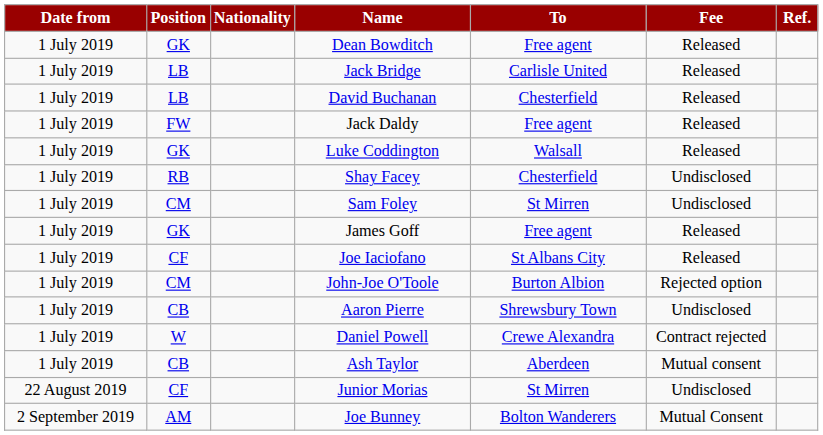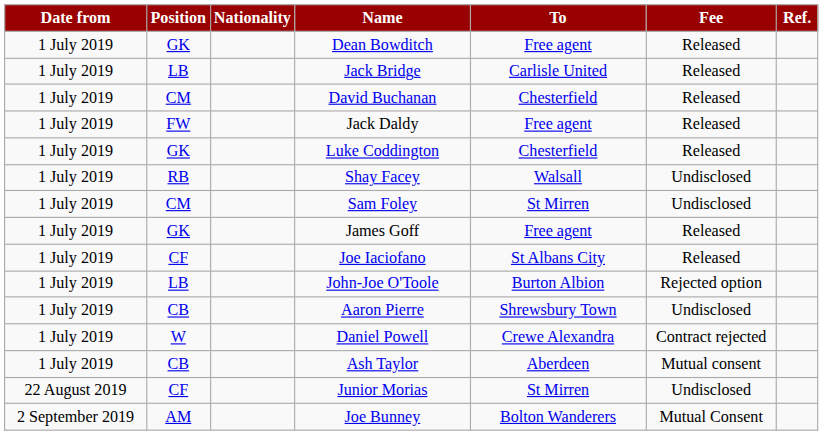(178, 97) LB -> (178, 97) CM
(558, 151) Walsall -> (558, 151) Chesterfield
(558, 177) Chesterfield -> (558, 177) Walsall
(178, 284) CM -> (178, 284) LB
